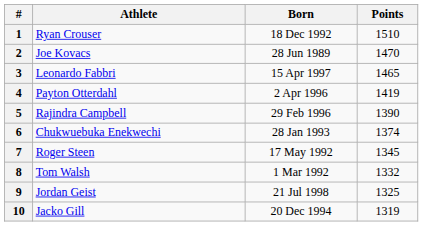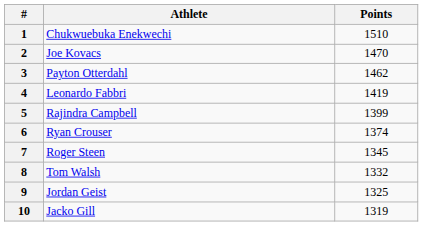- column: (301, 14)
(68, 34) Ryan Crouser -> (109, 34) Chukwuebuka Enekwechi
(76, 73) Leonardo Fabbri -> (87, 73) Payton Otterdahl
(388, 73) 1465 -> (376, 73) 1462
(76, 93) Payton Otterdahl -> (86, 93) Leonardo Fabbri
(388, 113) 1390 -> (376, 113) 1399
(98, 133) Chukwuebuka Enekwechi -> (79, 133) Ryan Crouser
